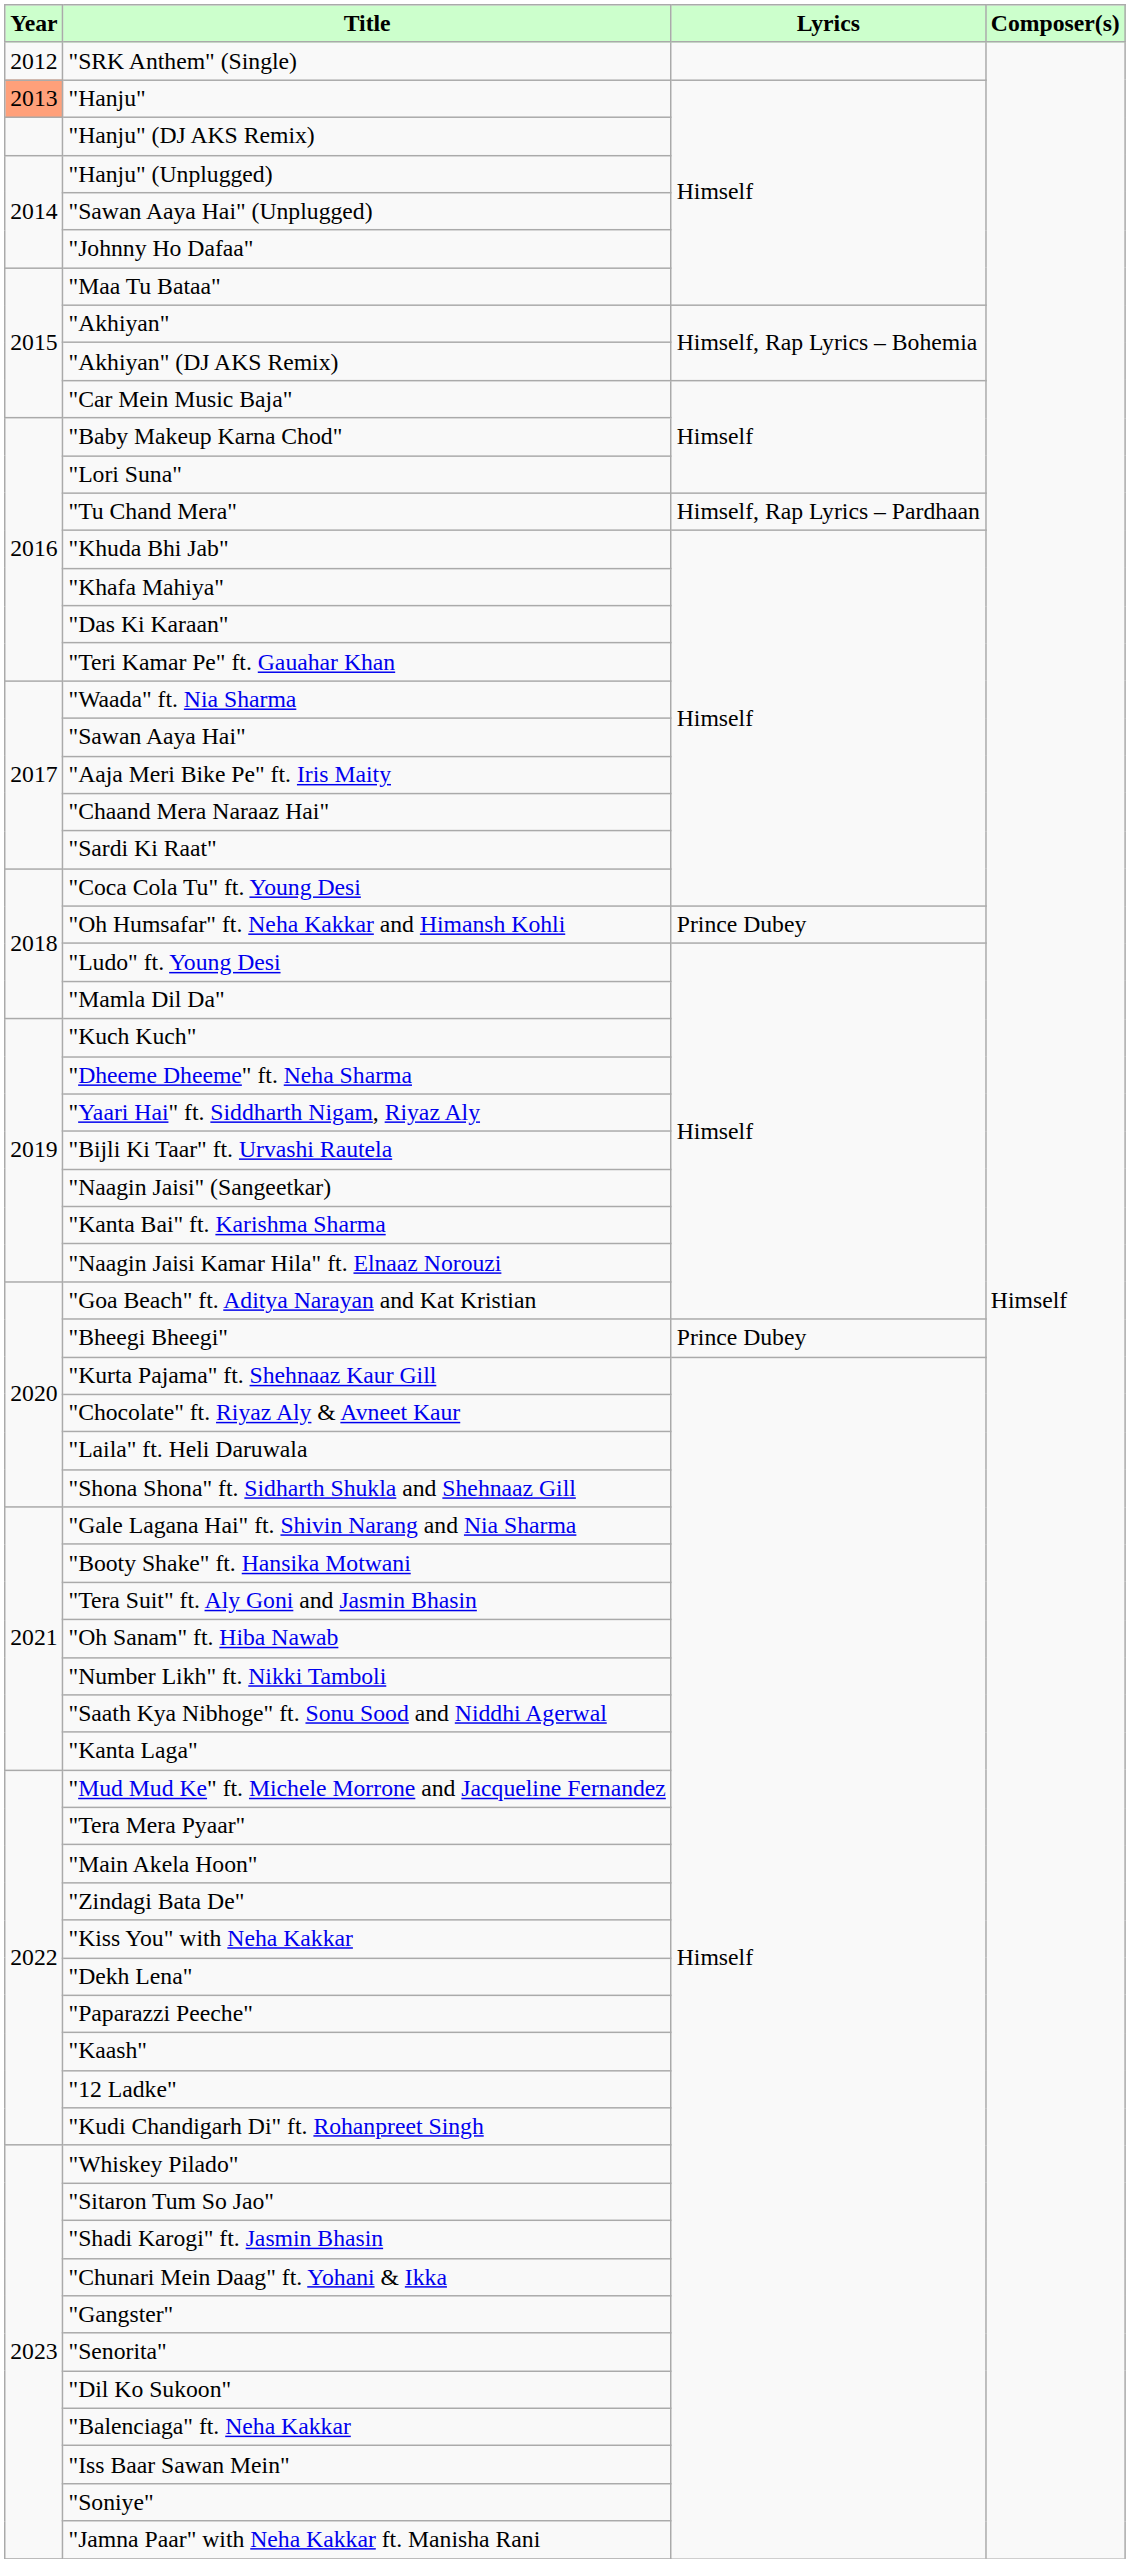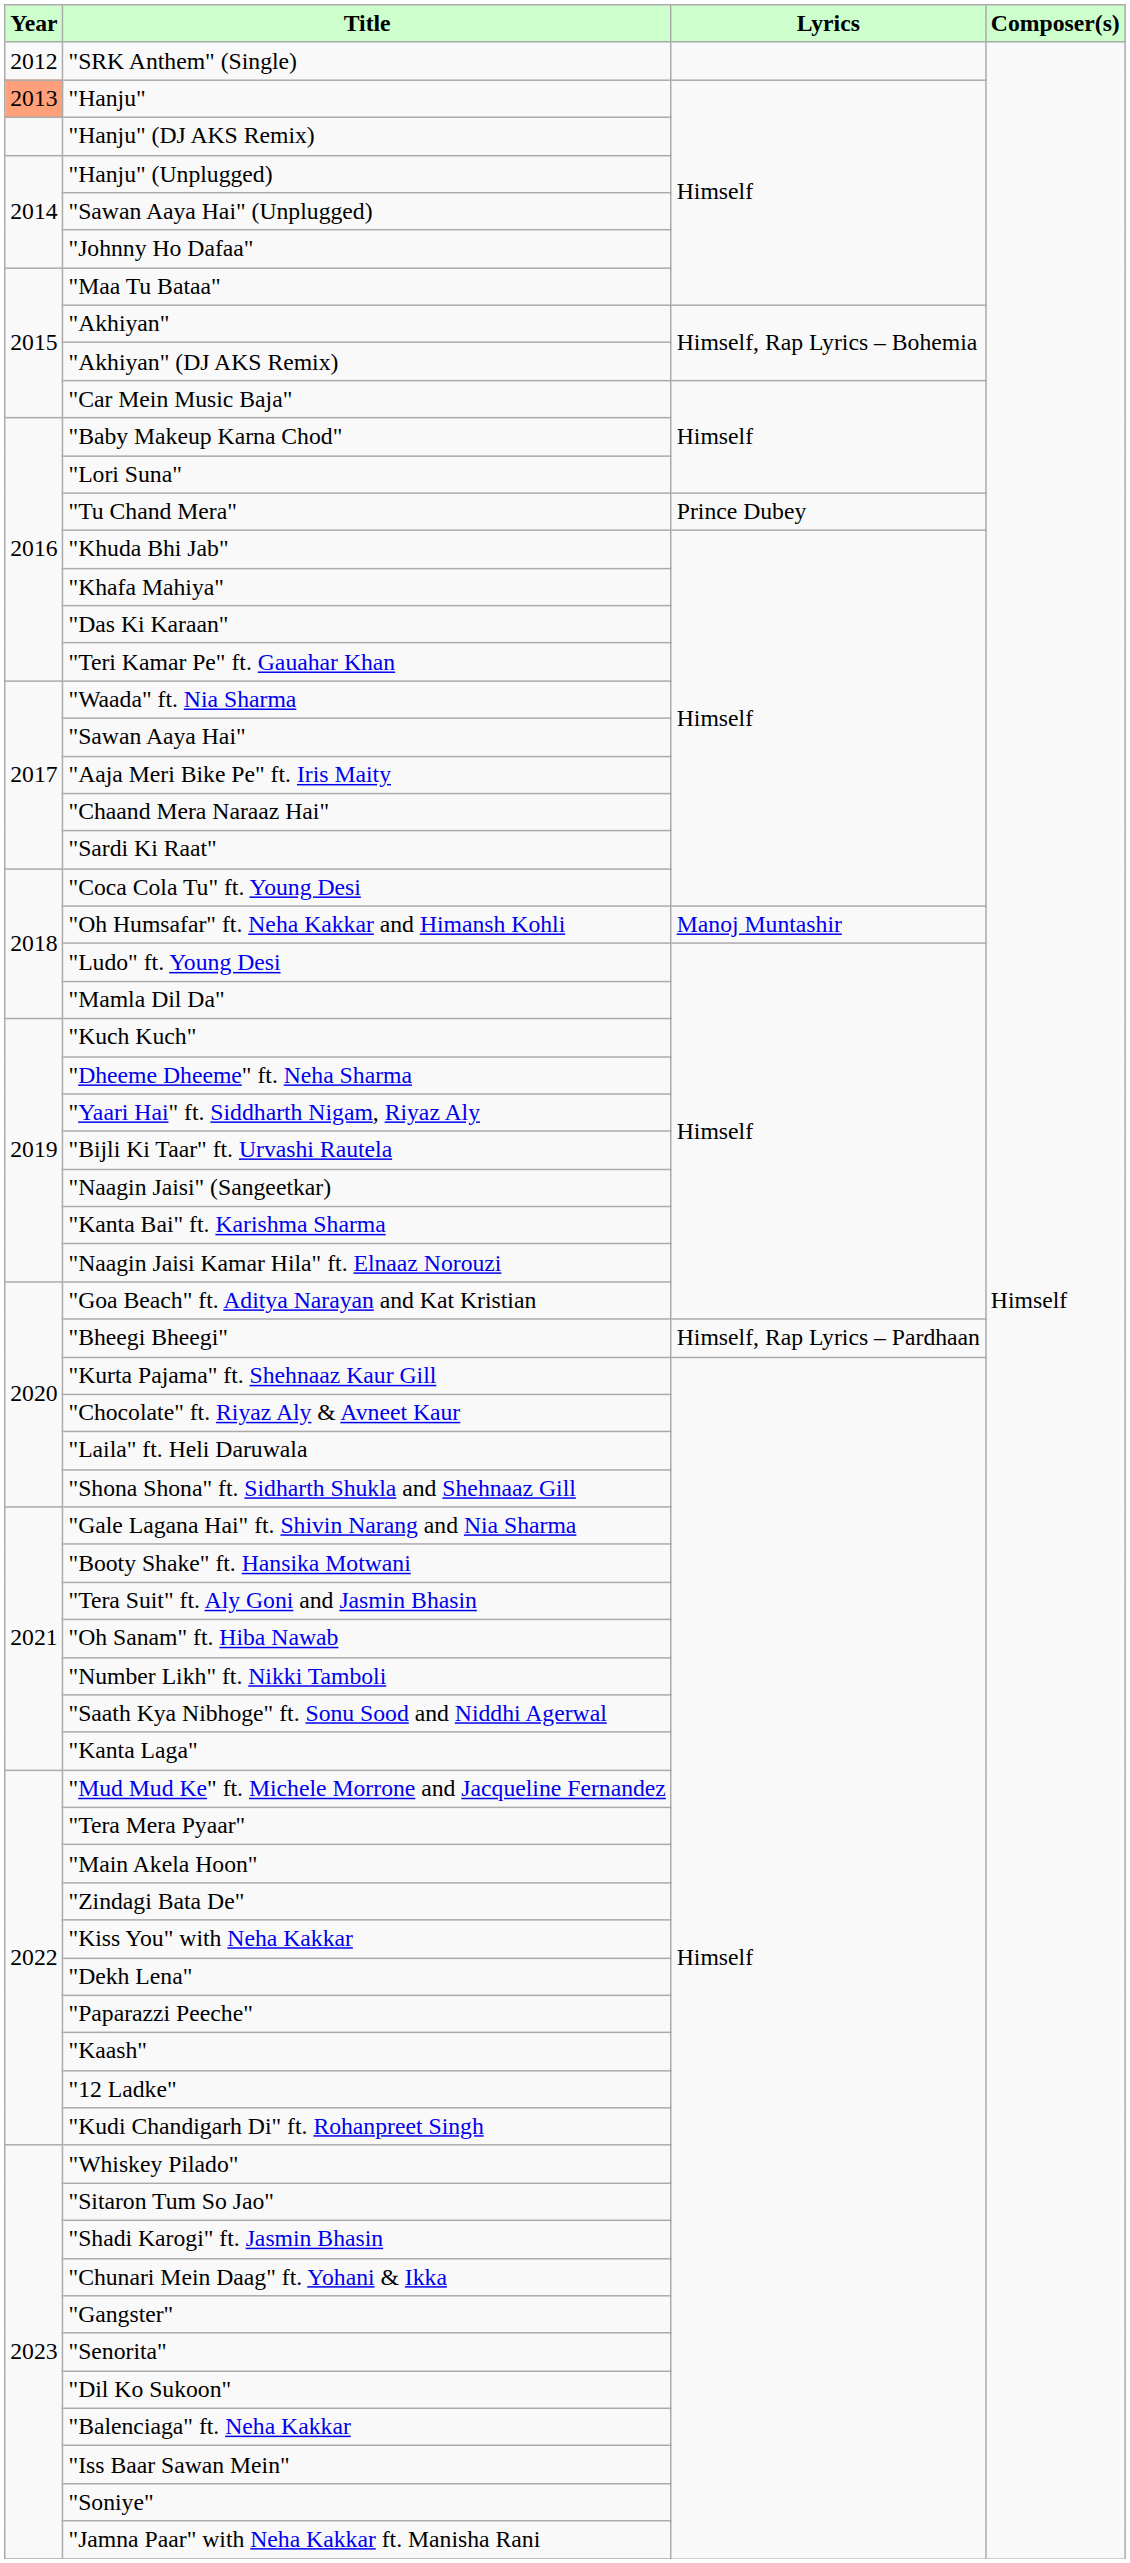(828, 511) Himself, Rap Lyrics – Pardhaan -> (742, 511) Prince Dubey
(742, 924) Prince Dubey -> (759, 924) Manoj Muntashir
(742, 1337) Prince Dubey -> (828, 1337) Himself, Rap Lyrics – Pardhaan
